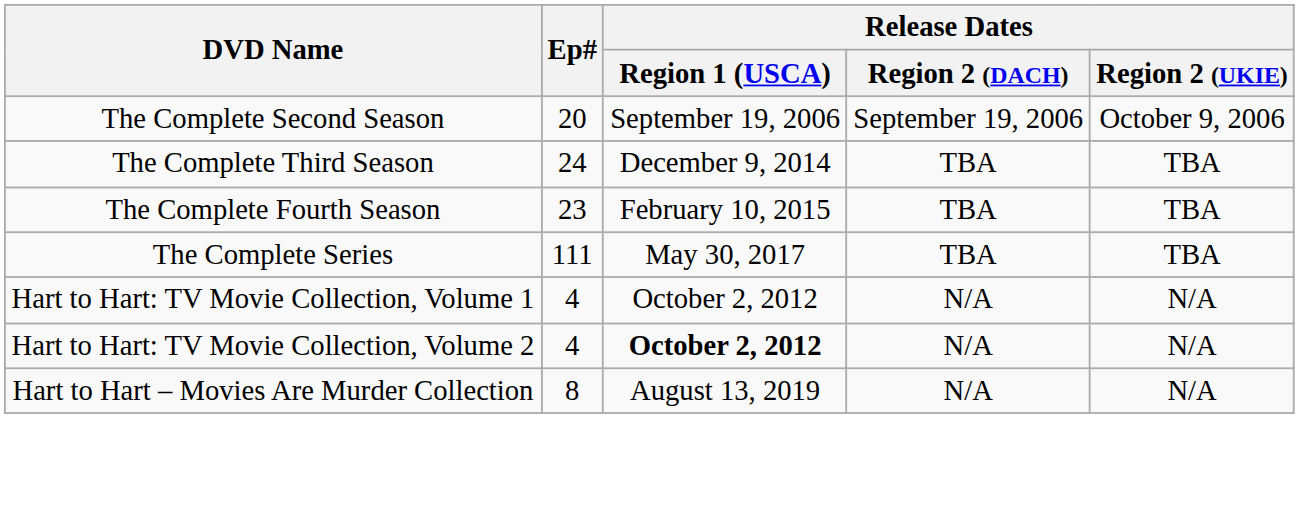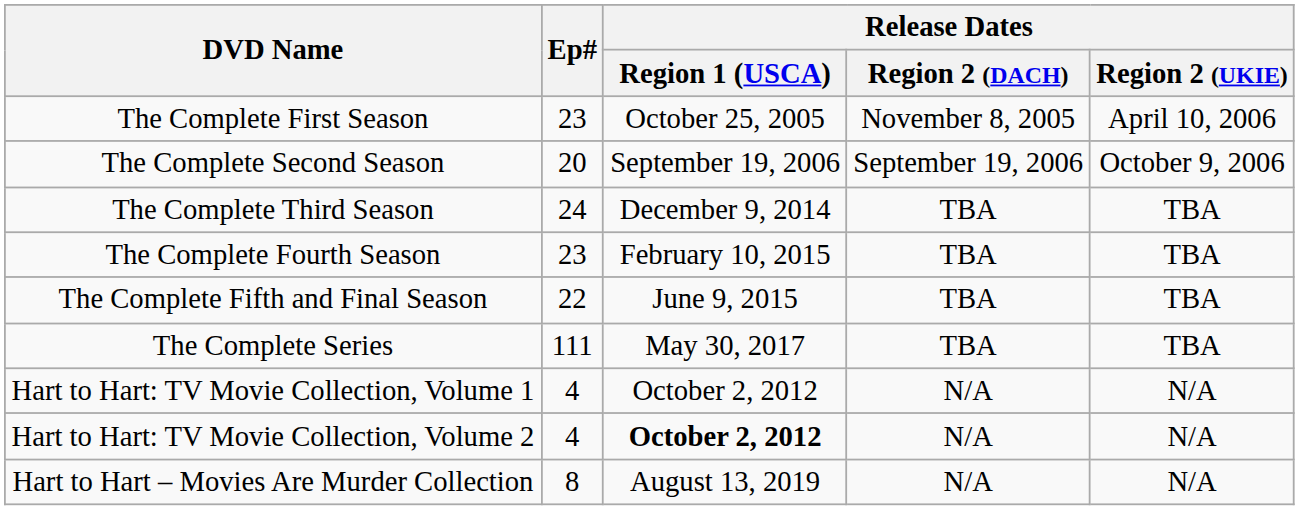+ row: (273, 118)
+ row: (273, 299)
